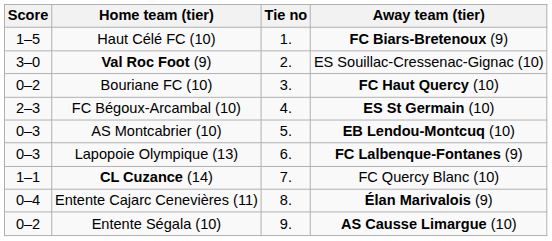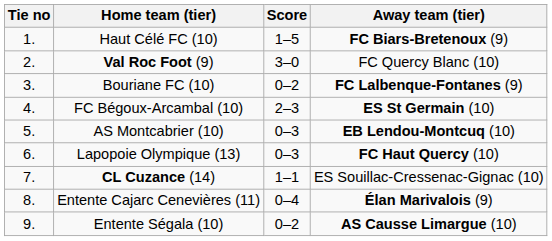columns swapped: (286, 16) <-> (28, 16)
(429, 62) ES Souillac-Cressenac-Gignac (10) -> (429, 62) FC Quercy Blanc (10)
(429, 85) FC Haut Quercy (10) -> (429, 85) FC Lalbenque-Fontanes (9)
(429, 154) FC Lalbenque-Fontanes (9) -> (429, 154) FC Haut Quercy (10)
(429, 177) FC Quercy Blanc (10) -> (429, 177) ES Souillac-Cressenac-Gignac (10)
